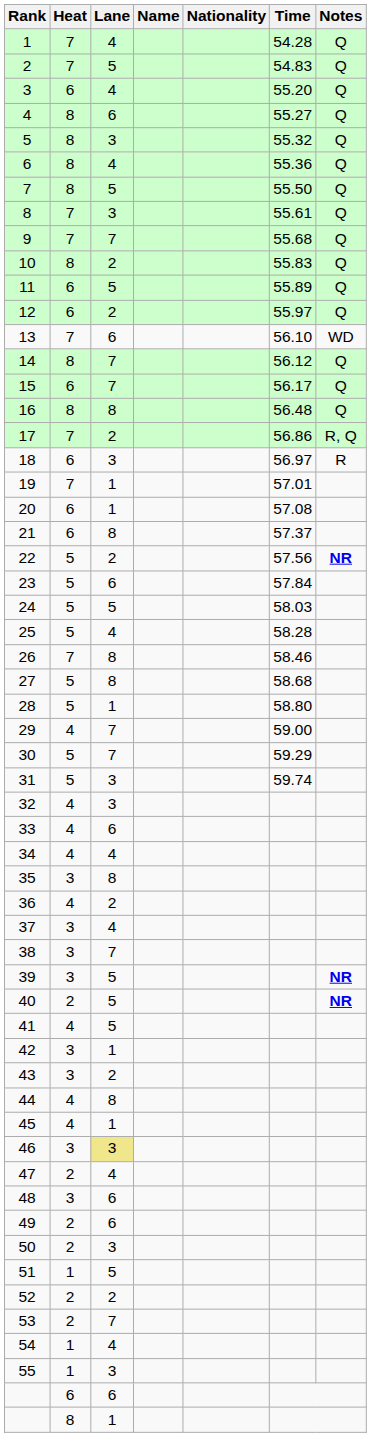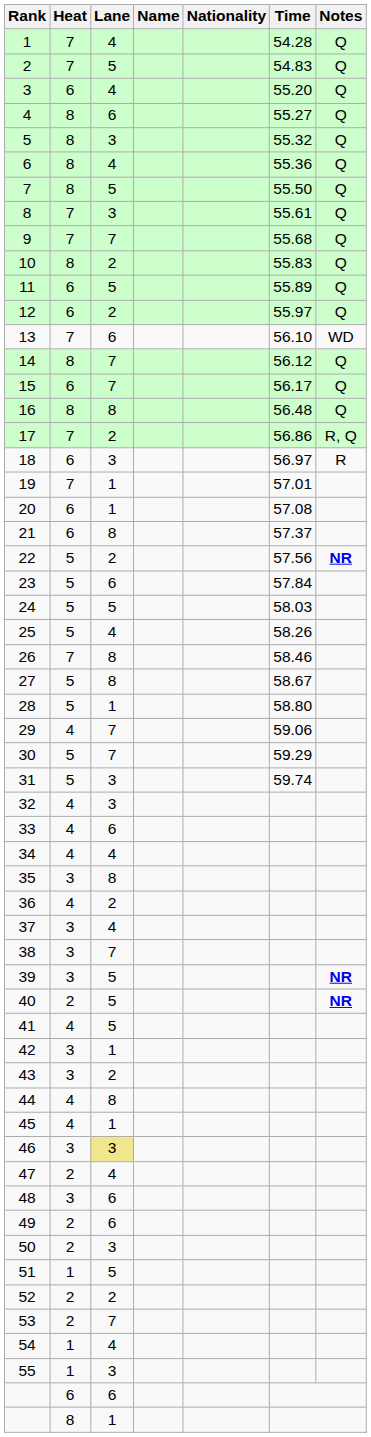(293, 632) 58.28 -> (293, 632) 58.26
(293, 681) 58.68 -> (293, 681) 58.67
(293, 730) 59.00 -> (293, 730) 59.06
